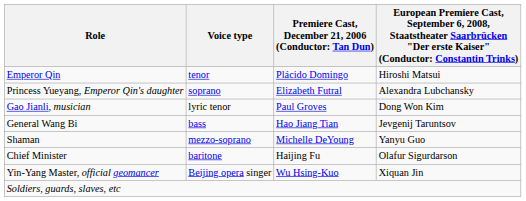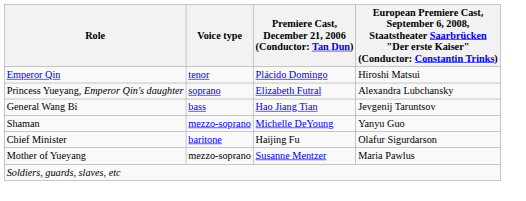- row: (49, 107)
- row: (83, 172)
+ row: (46, 156)
